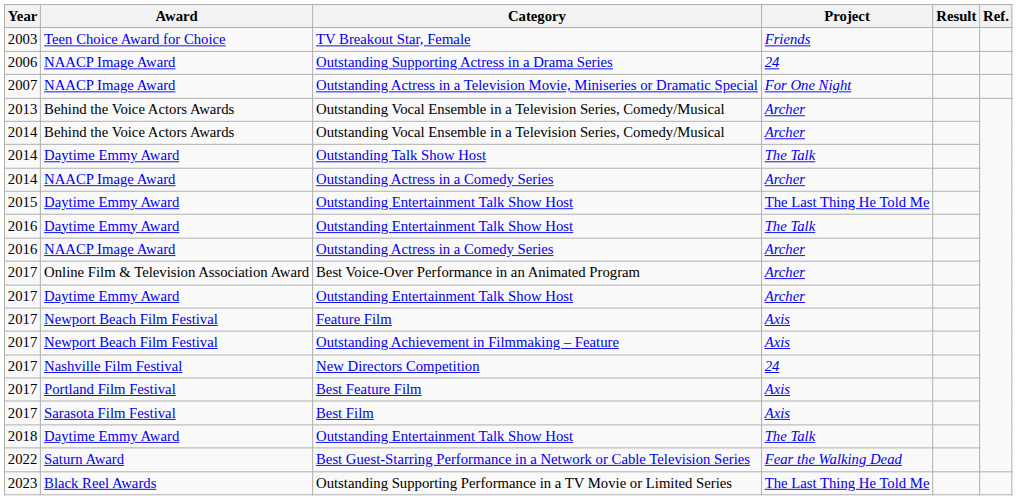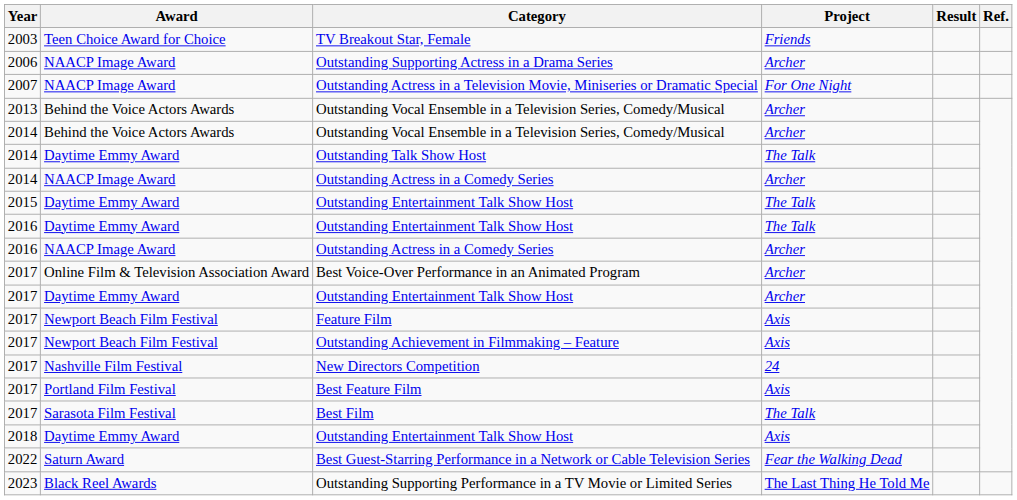(772, 62) 24 -> (785, 62) Archer
(847, 202) The Last Thing He Told Me -> (790, 202) The Talk
(777, 413) Axis -> (790, 413) The Talk
(790, 436) The Talk -> (777, 436) Axis
